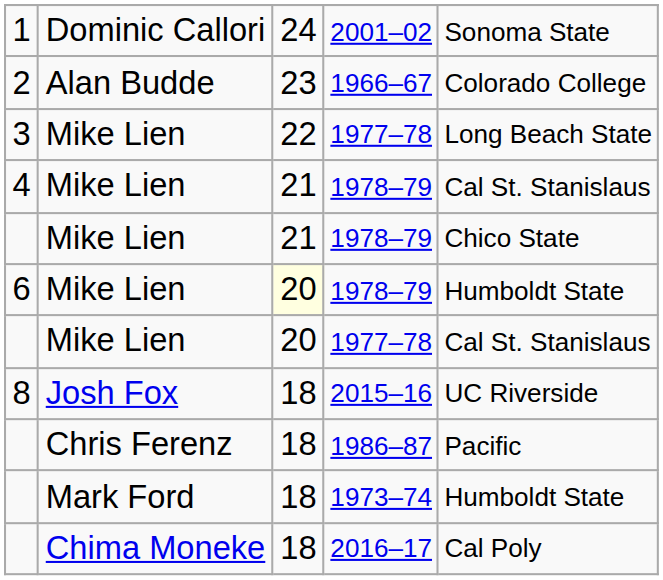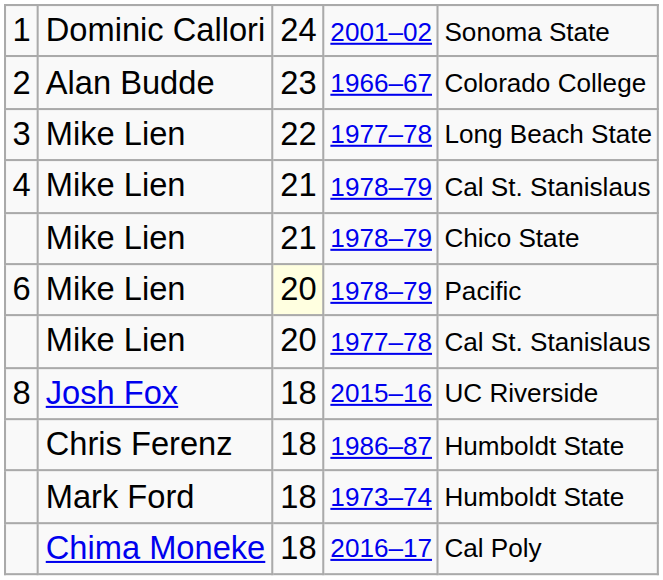(534, 290) Humboldt State -> (483, 290) Pacific
(483, 445) Pacific -> (534, 445) Humboldt State
